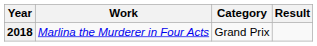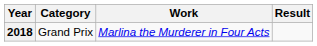columns swapped: (242, 13) <-> (124, 13)
